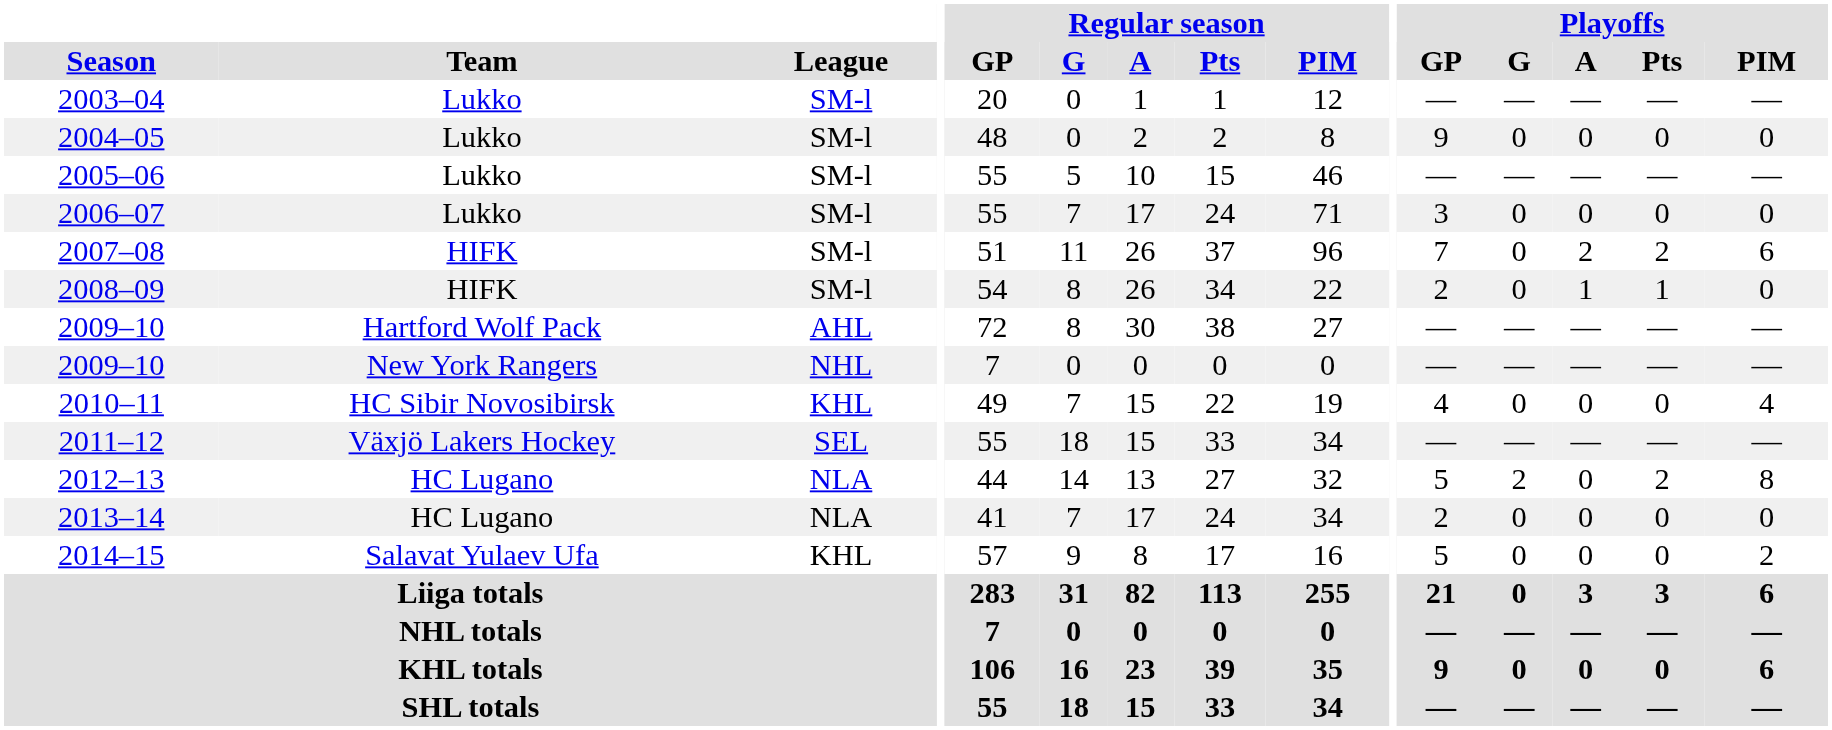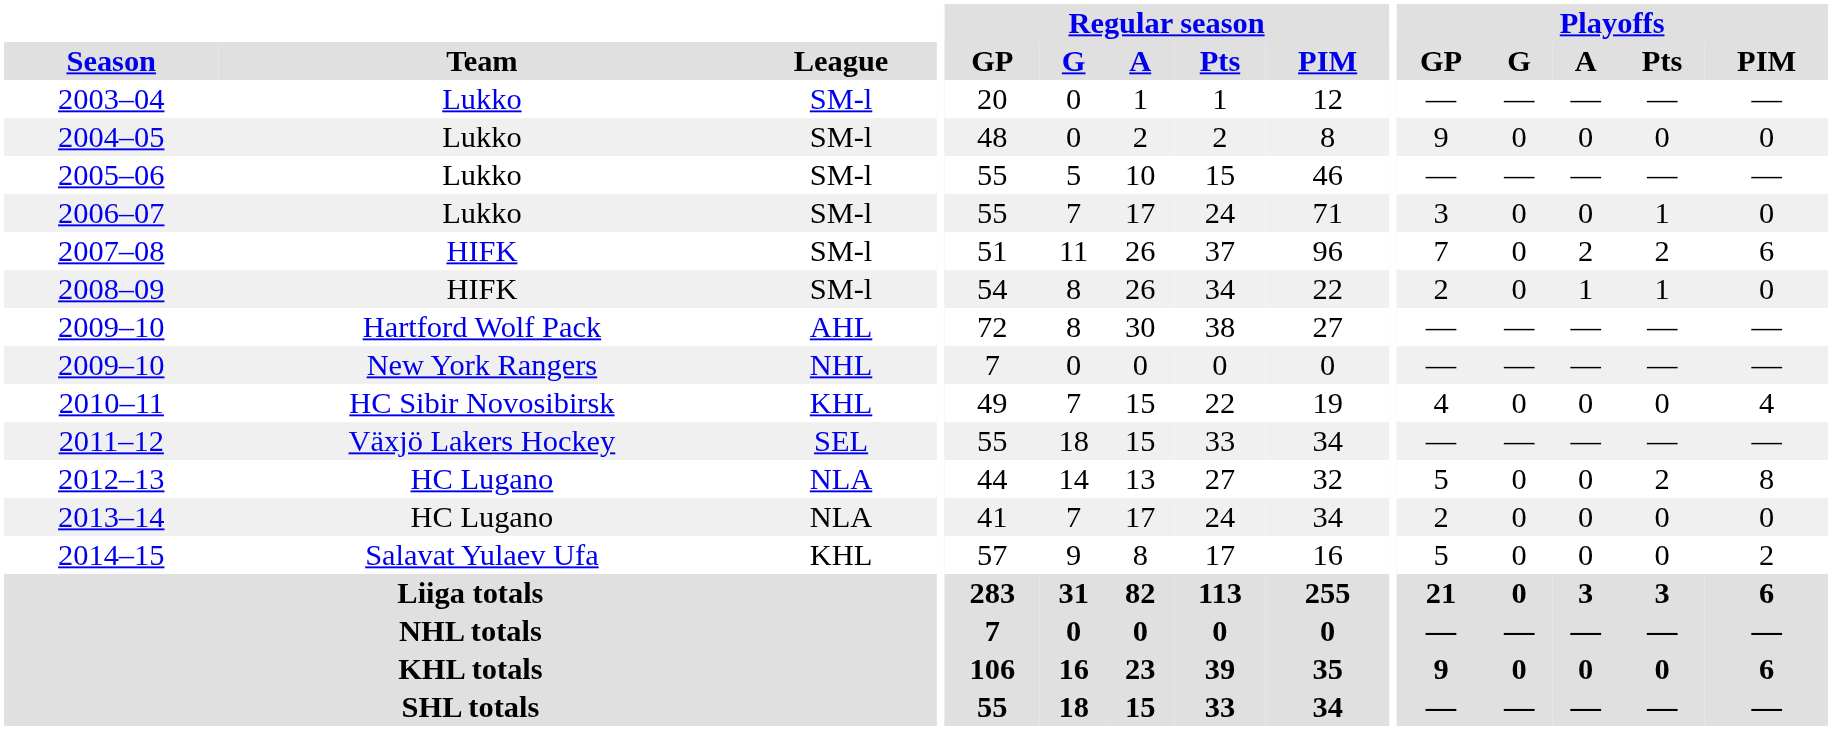(1662, 212) 0 -> (1662, 212) 1
(1519, 478) 2 -> (1519, 478) 0
